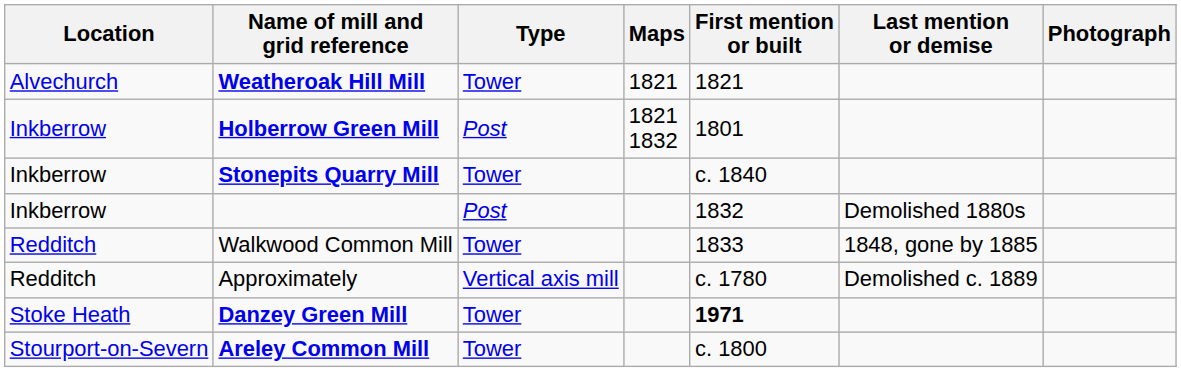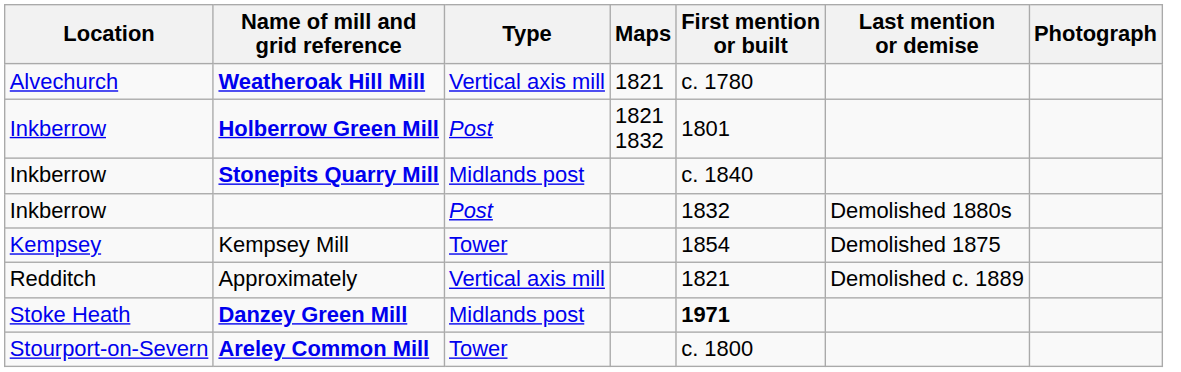(492, 81) Tower -> (527, 81) Vertical axis mill
(719, 81) 1821 -> (717, 81) c. 1780
(492, 175) Tower -> (517, 175) Midlands post
+ row: (284, 245)
- row: (336, 245)
(731, 279) c. 1780 -> (706, 279) 1821
(492, 314) Tower -> (517, 314) Midlands post
